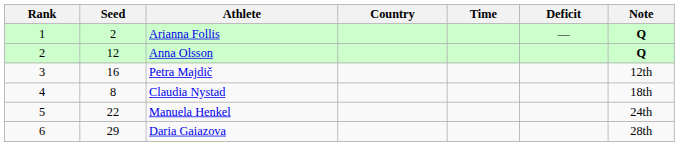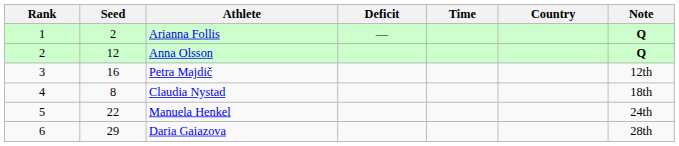columns swapped: (392, 14) <-> (564, 14)
